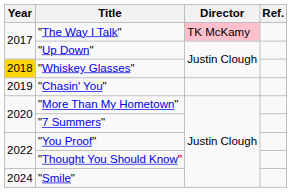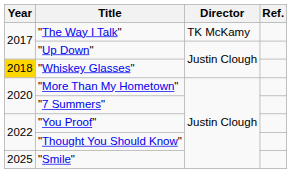(219, 31) pink background -> (219, 31) no background
- row: (72, 86)
(20, 178) 2024 -> (20, 159) 2025
